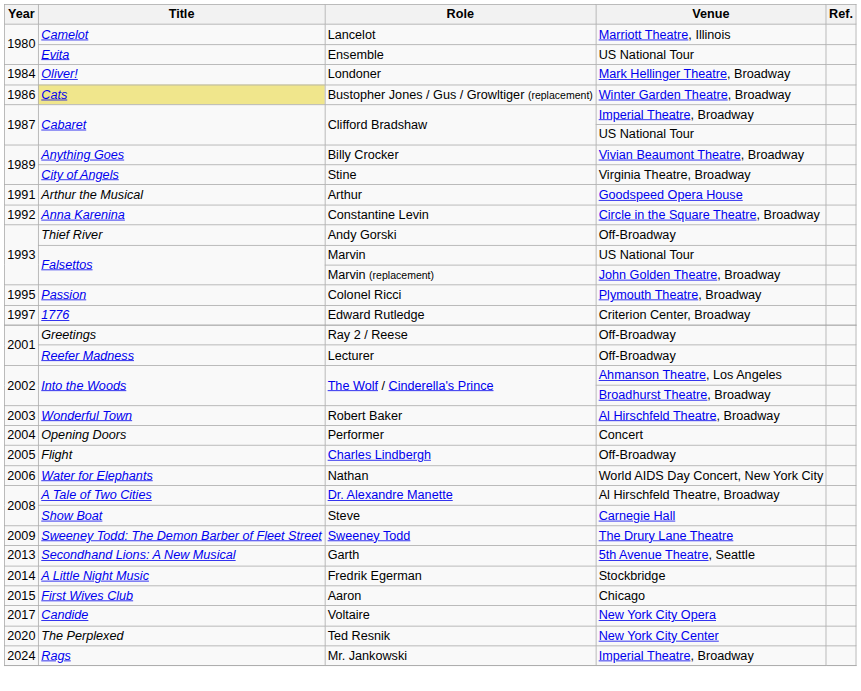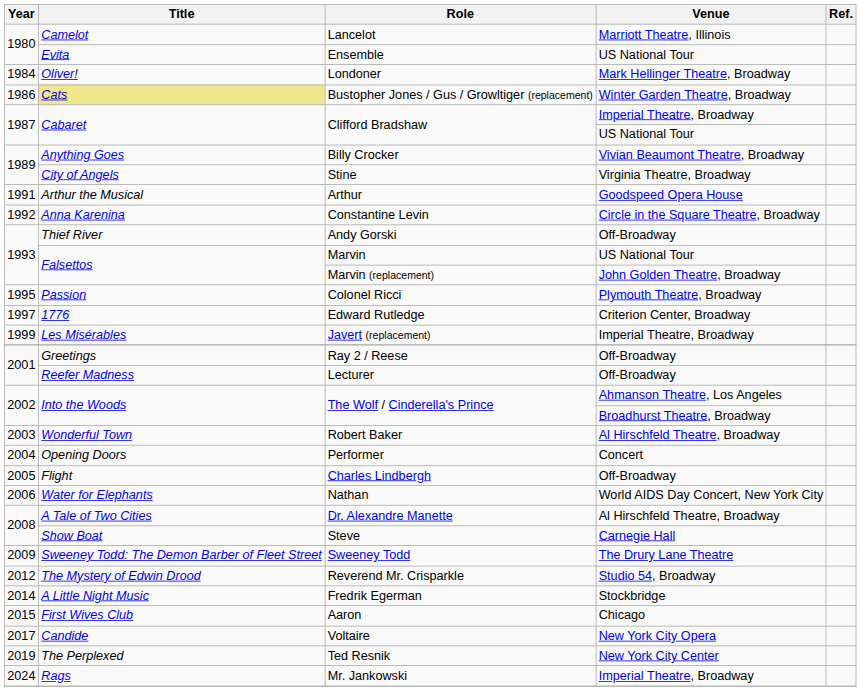+ row: (379, 335)
+ row: (396, 575)
- row: (343, 555)
(21, 635) 2020 -> (21, 656) 2019
